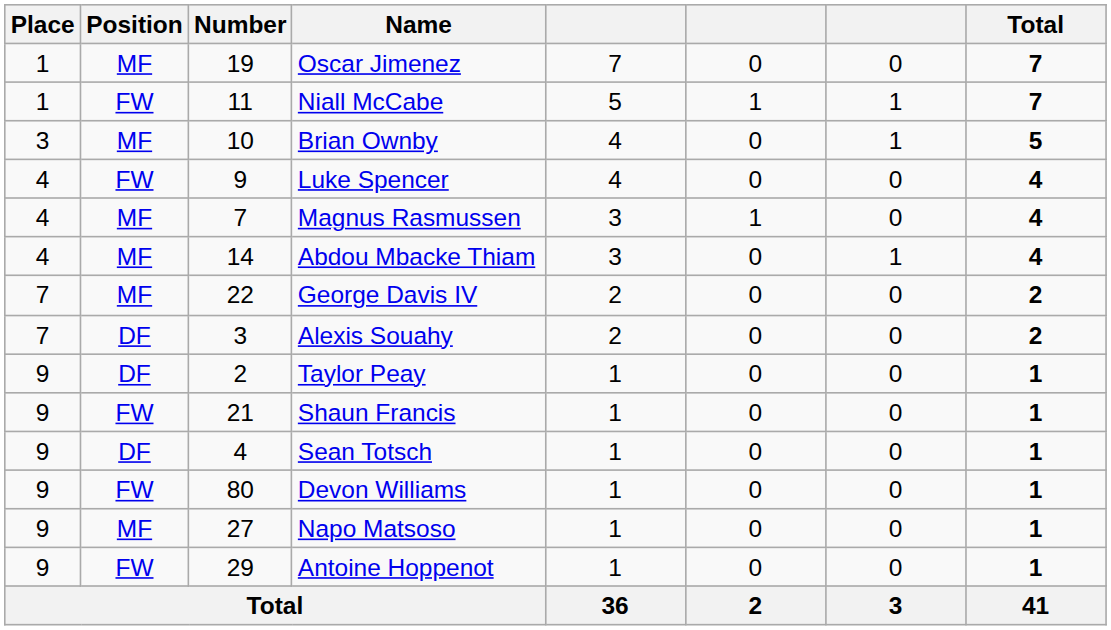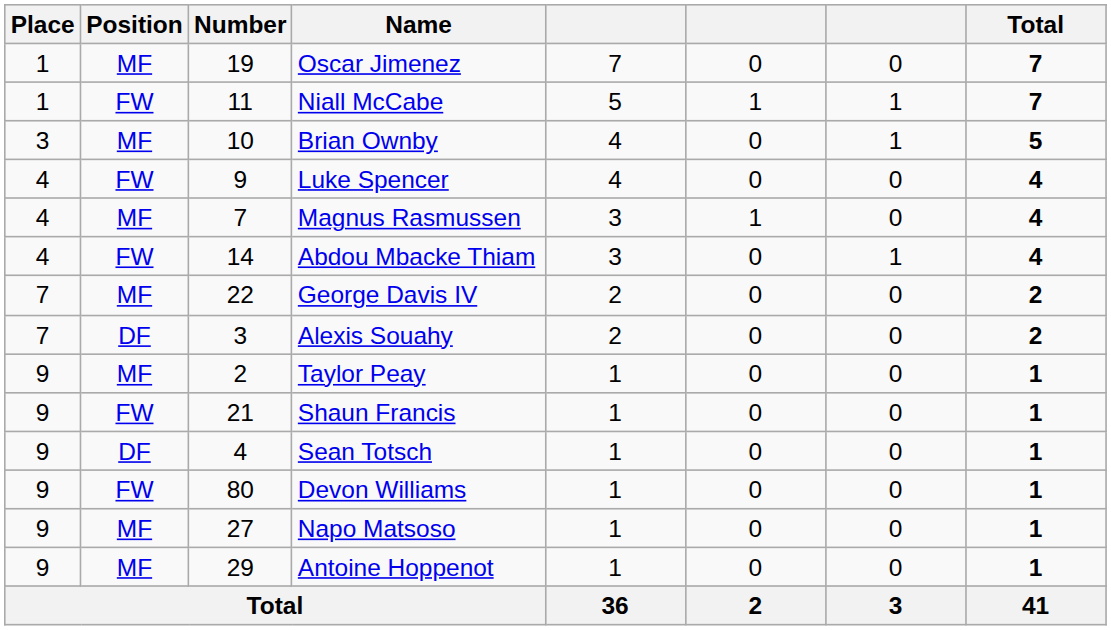(134, 257) MF -> (134, 257) FW
(134, 373) DF -> (134, 373) MF
(134, 567) FW -> (134, 567) MF
